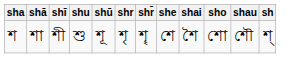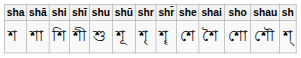+ column: (59, 12)
